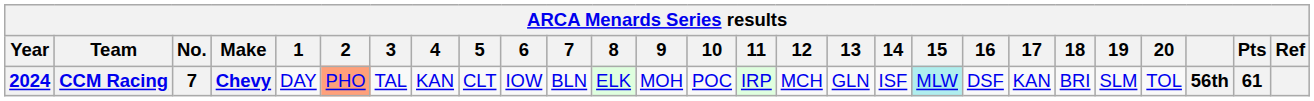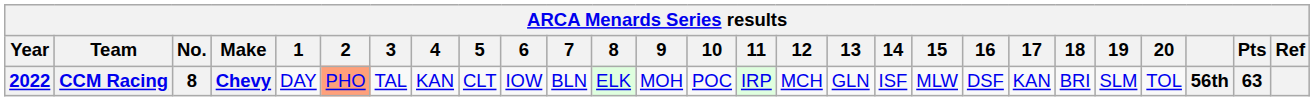(30, 81) 2024 -> (30, 81) 2022
(192, 81) 7 -> (192, 81) 8
(937, 81) paleturquoise background -> (937, 81) no background
(1252, 81) 61 -> (1252, 81) 63
